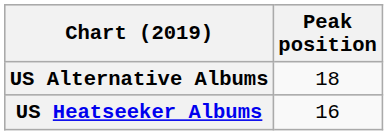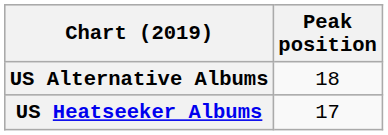(328, 112) 16 -> (328, 112) 17
